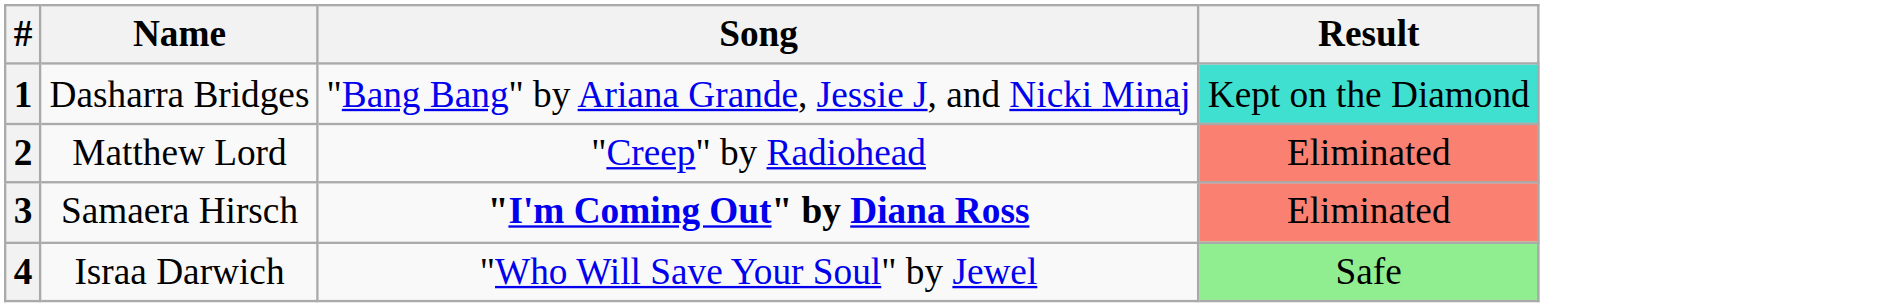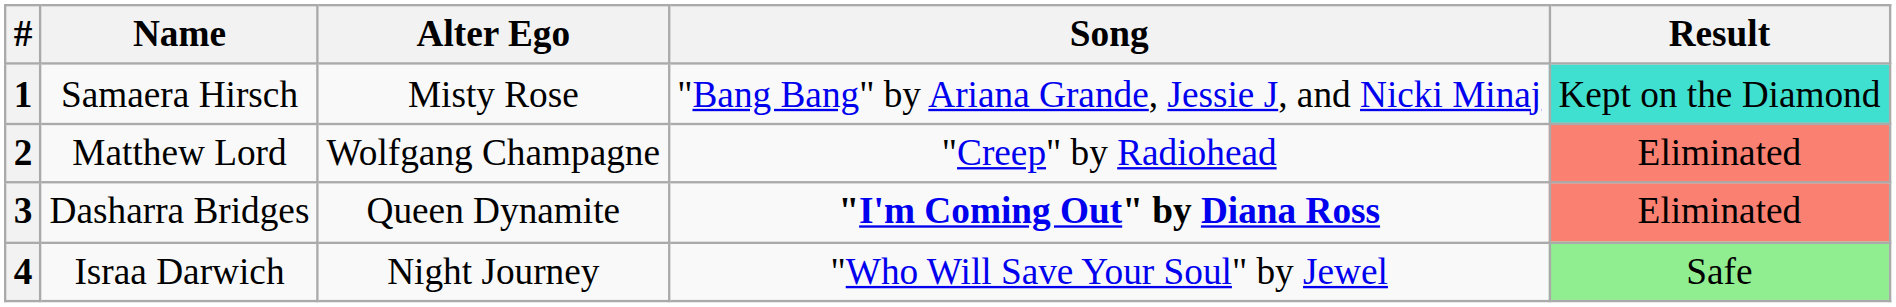+ column: (493, 34)
(179, 93) Dasharra Bridges -> (179, 93) Samaera Hirsch
(179, 211) Samaera Hirsch -> (179, 211) Dasharra Bridges
